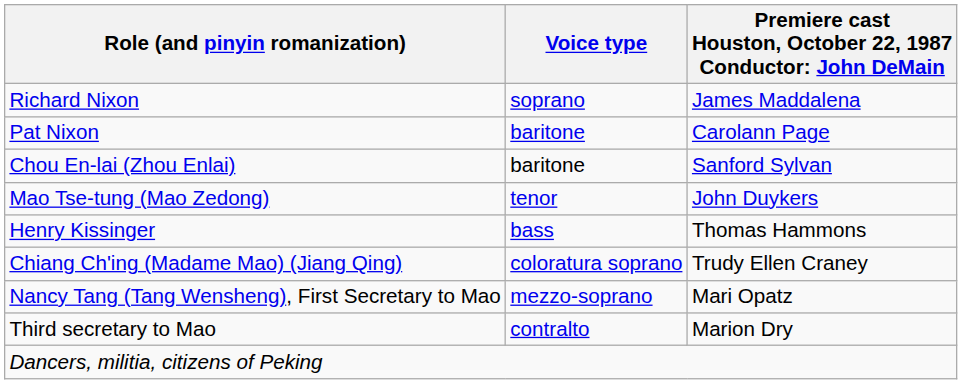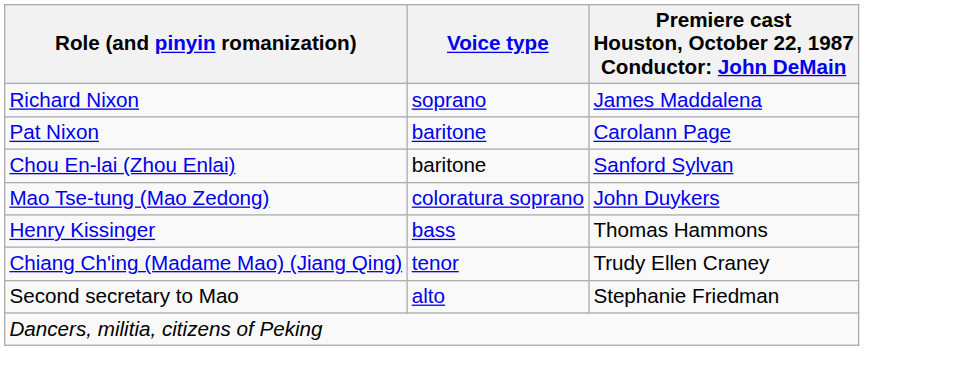(534, 198) tenor -> (498, 198) coloratura soprano
(596, 263) coloratura soprano -> (435, 263) tenor
- row: (255, 296)
+ row: (124, 296)
- row: (113, 329)
